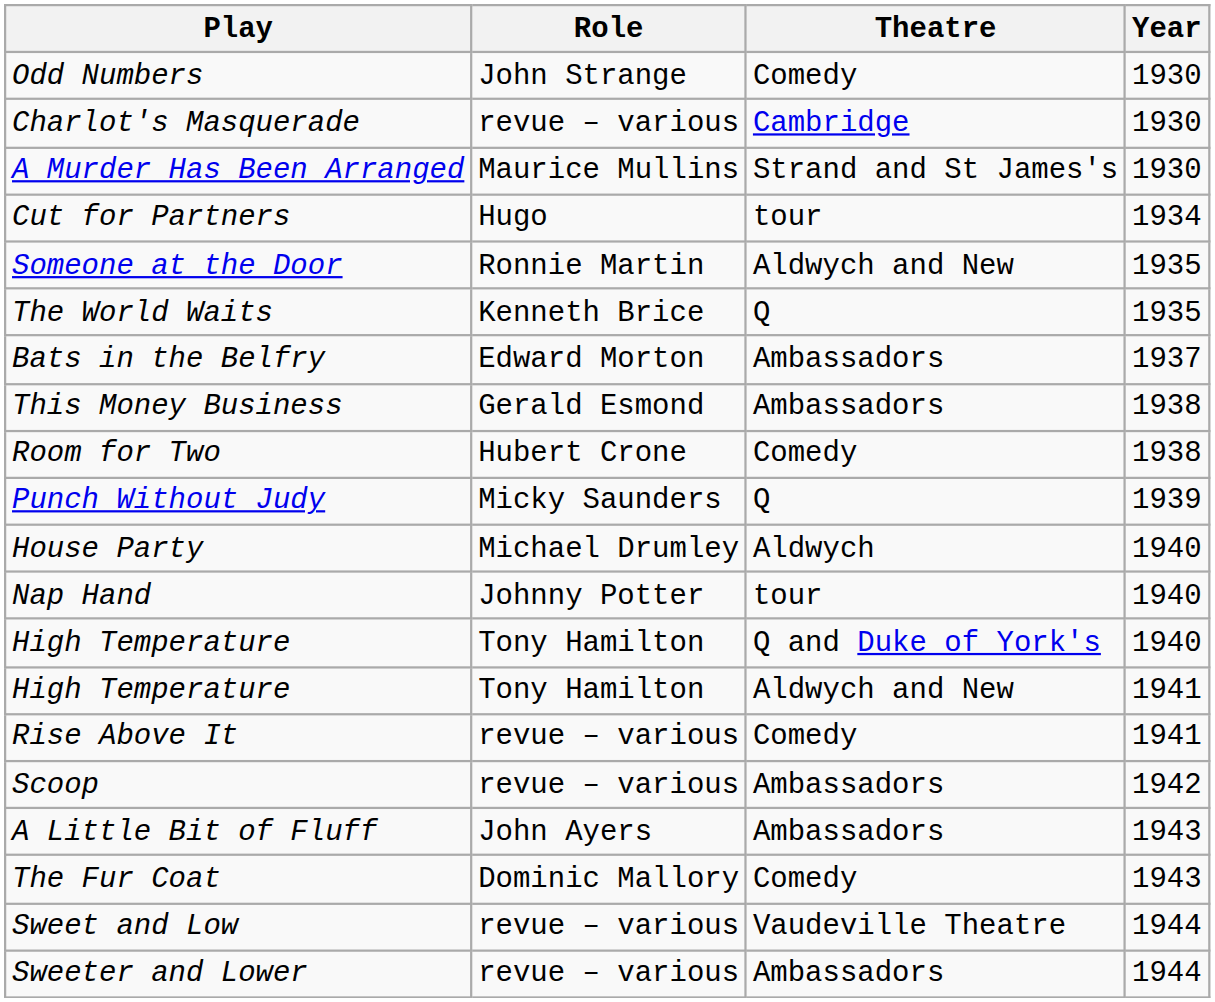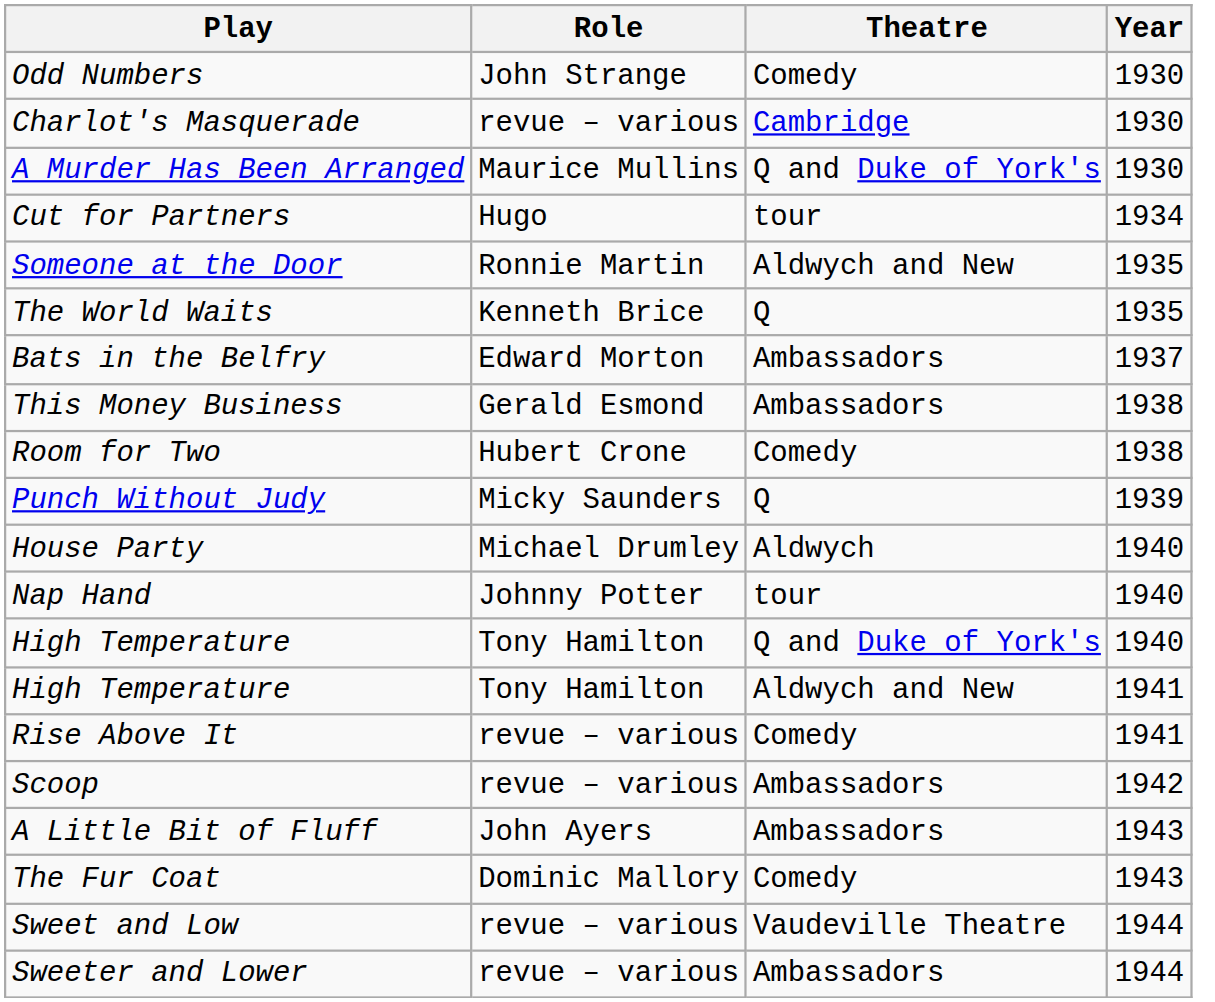(936, 170) Strand and St James's -> (927, 170) Q and Duke of York's
